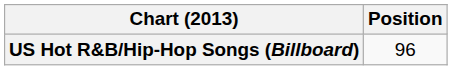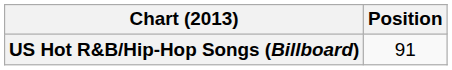(405, 49) 96 -> (405, 49) 91
